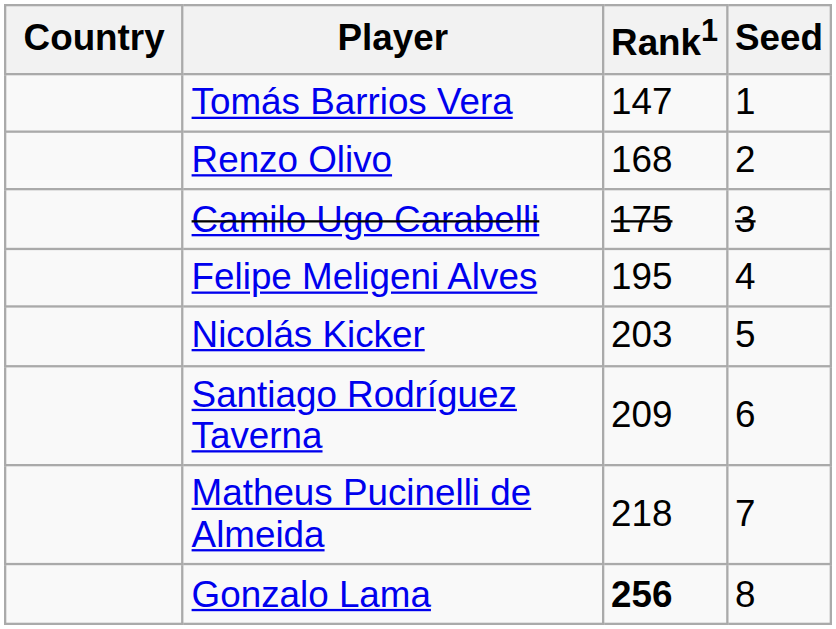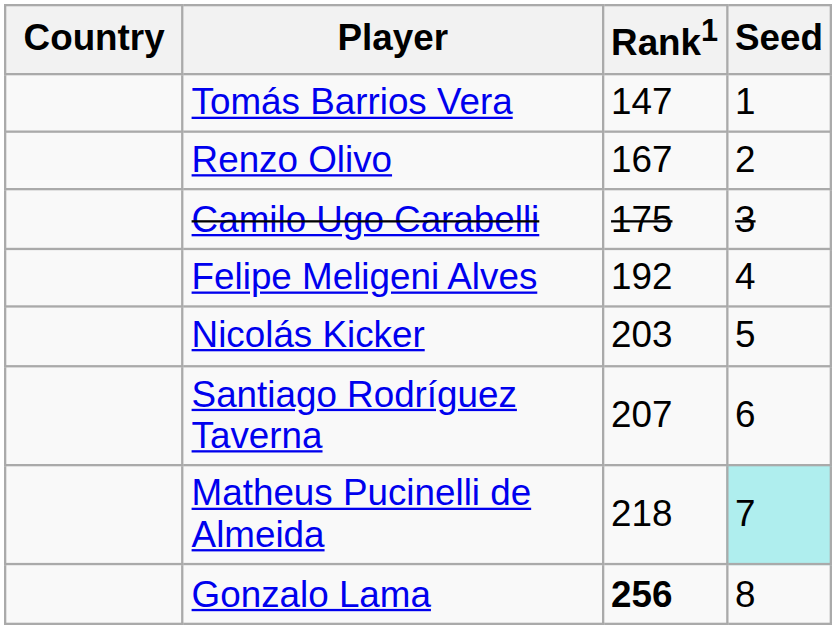(642, 160) 168 -> (642, 160) 167
(642, 277) 195 -> (642, 277) 192
(642, 414) 209 -> (642, 414) 207
(745, 514) no background -> (745, 514) paleturquoise background
